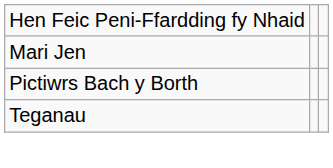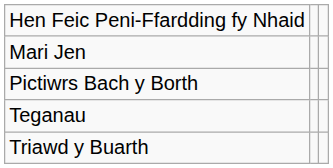+ row: (79, 147)
